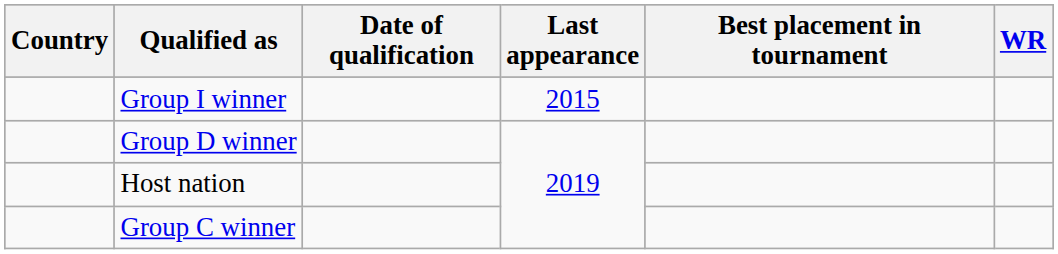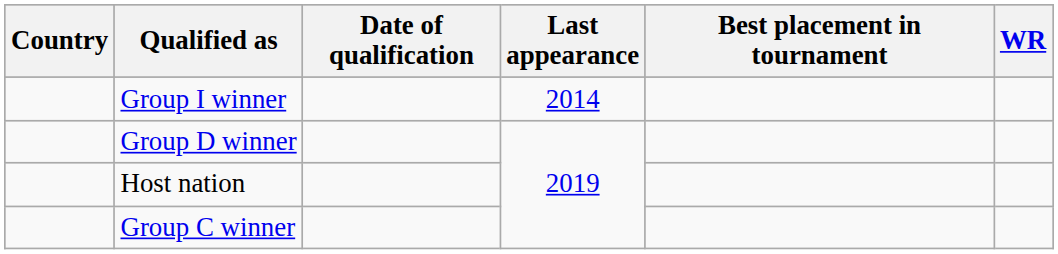(573, 98) 2015 -> (573, 98) 2014
